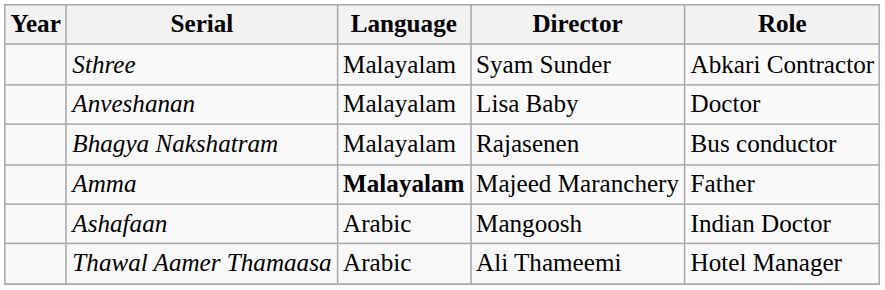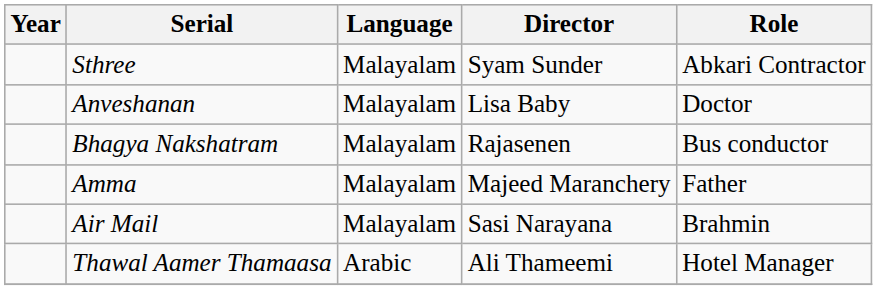(404, 183) bold -> (400, 183) normal
+ row: (115, 223)
- row: (120, 223)
